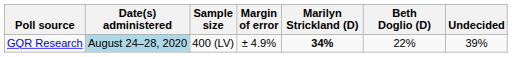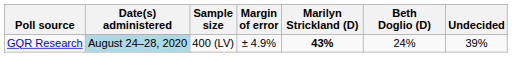(322, 43) 34% -> (322, 43) 43%
(405, 43) 22% -> (405, 43) 24%
